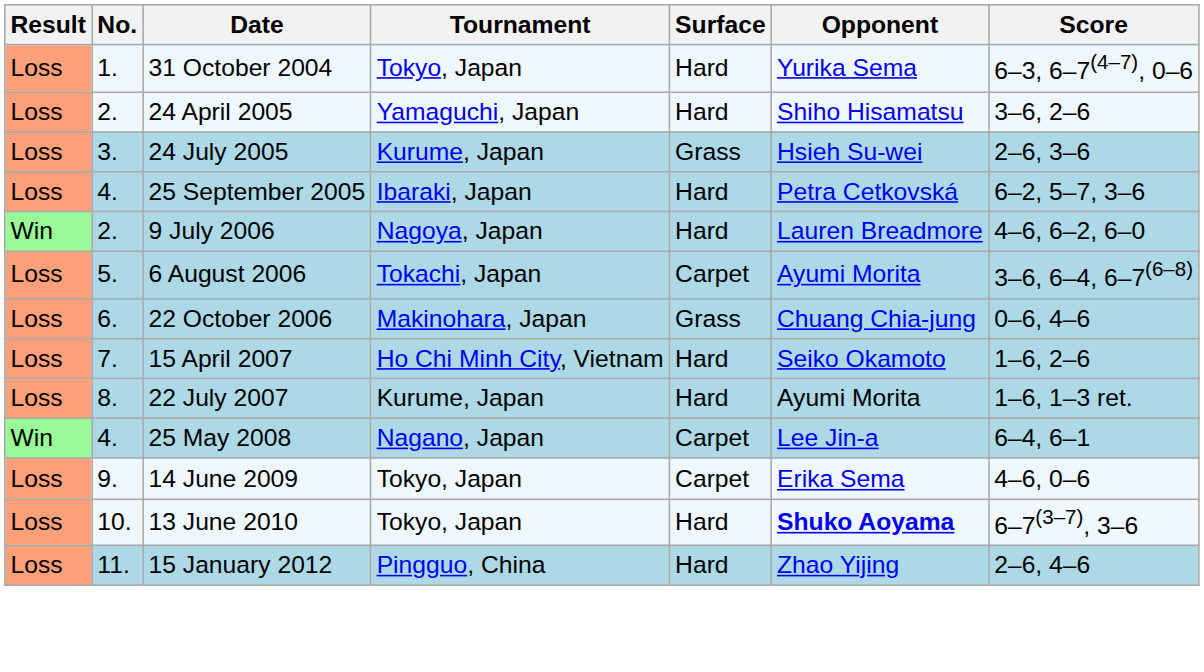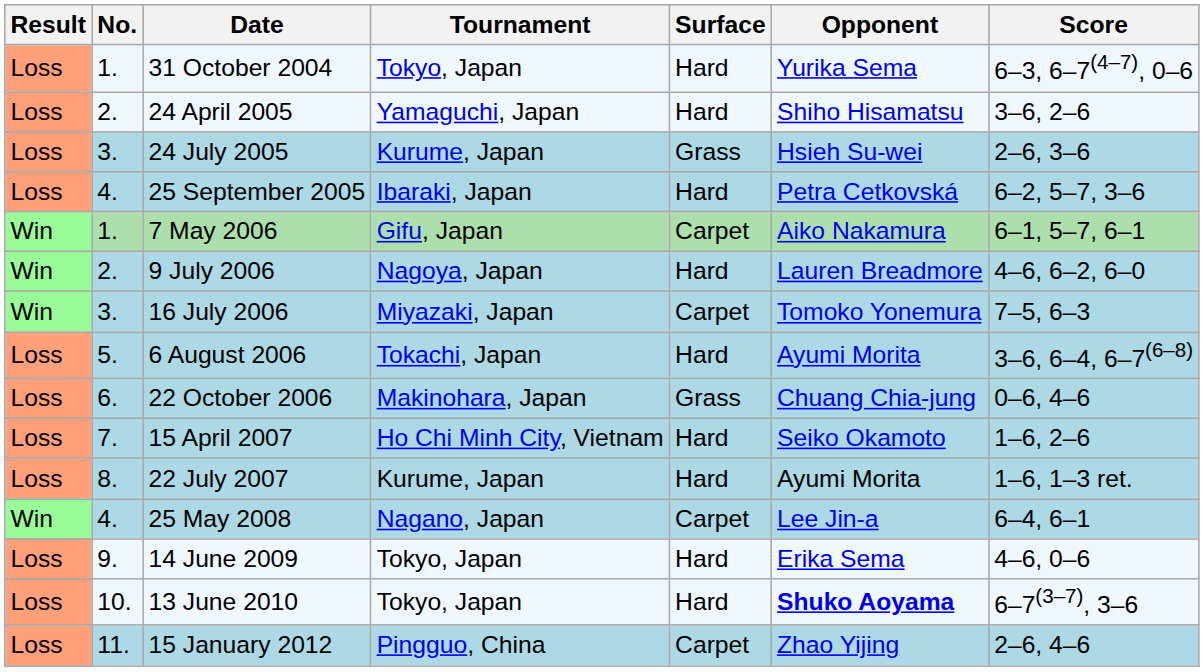+ row: (213, 230)
+ row: (218, 311)
(712, 274) Carpet -> (702, 354) Hard
(712, 477) Carpet -> (702, 557) Hard
(702, 564) Hard -> (712, 644) Carpet
